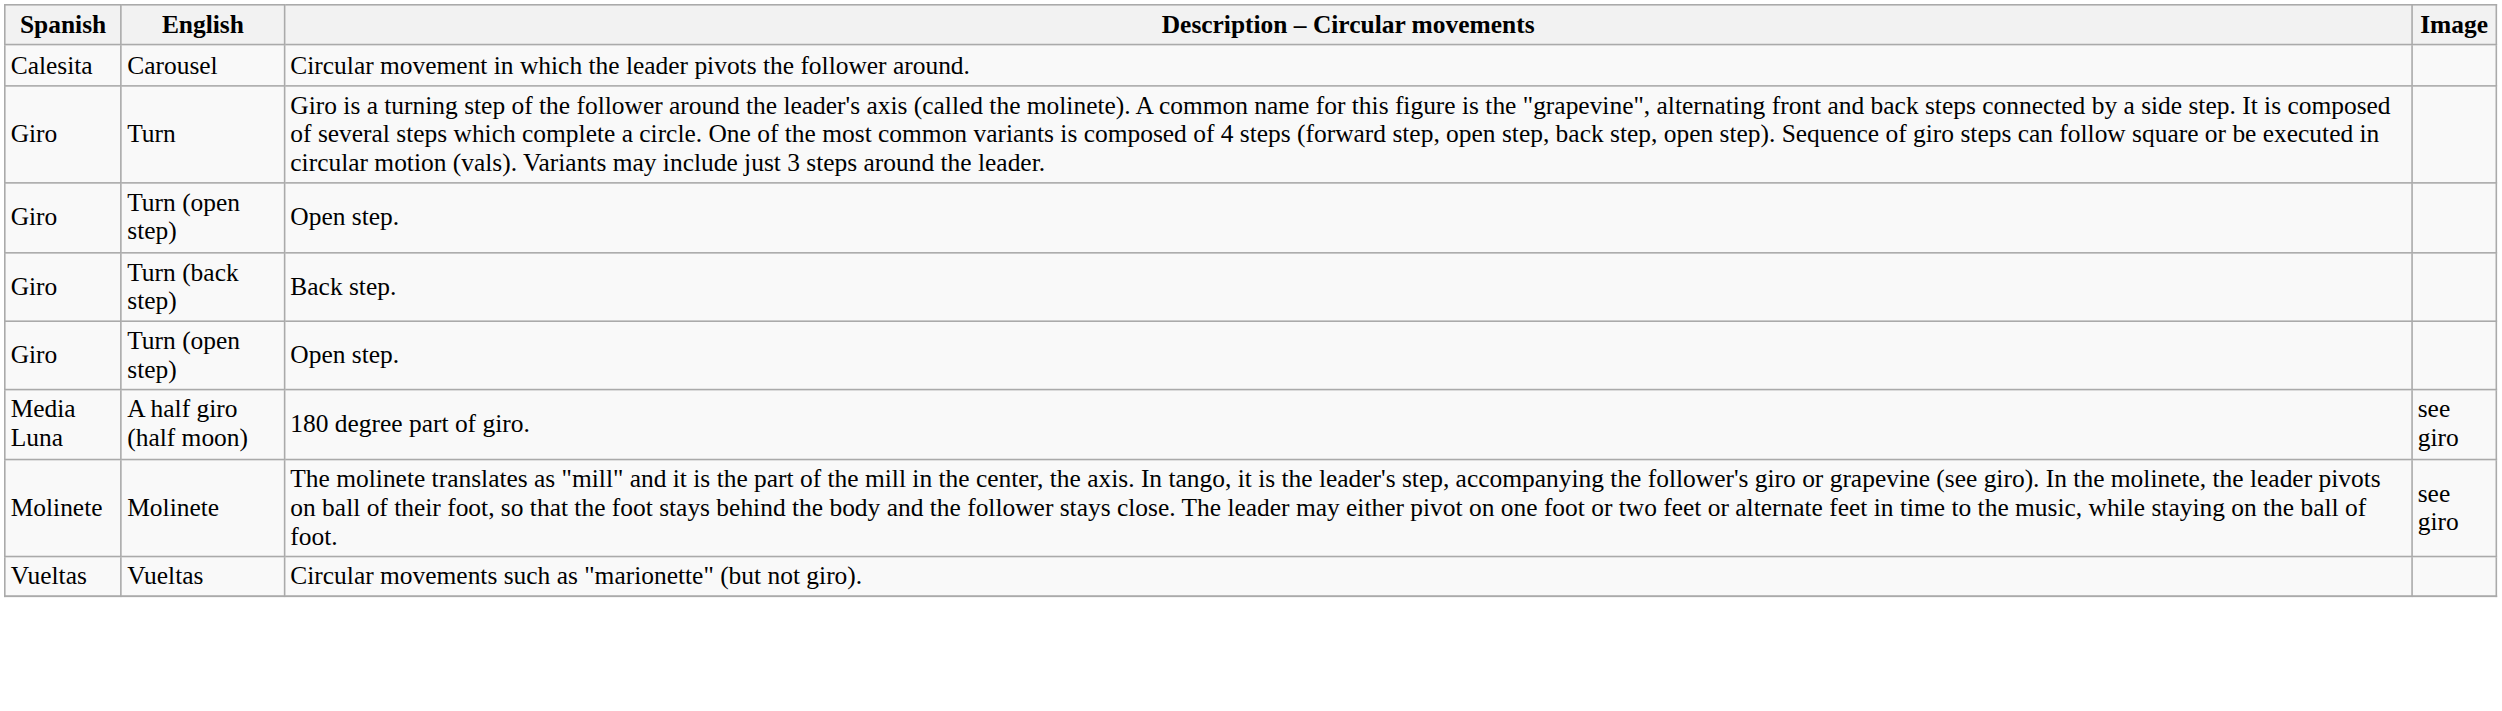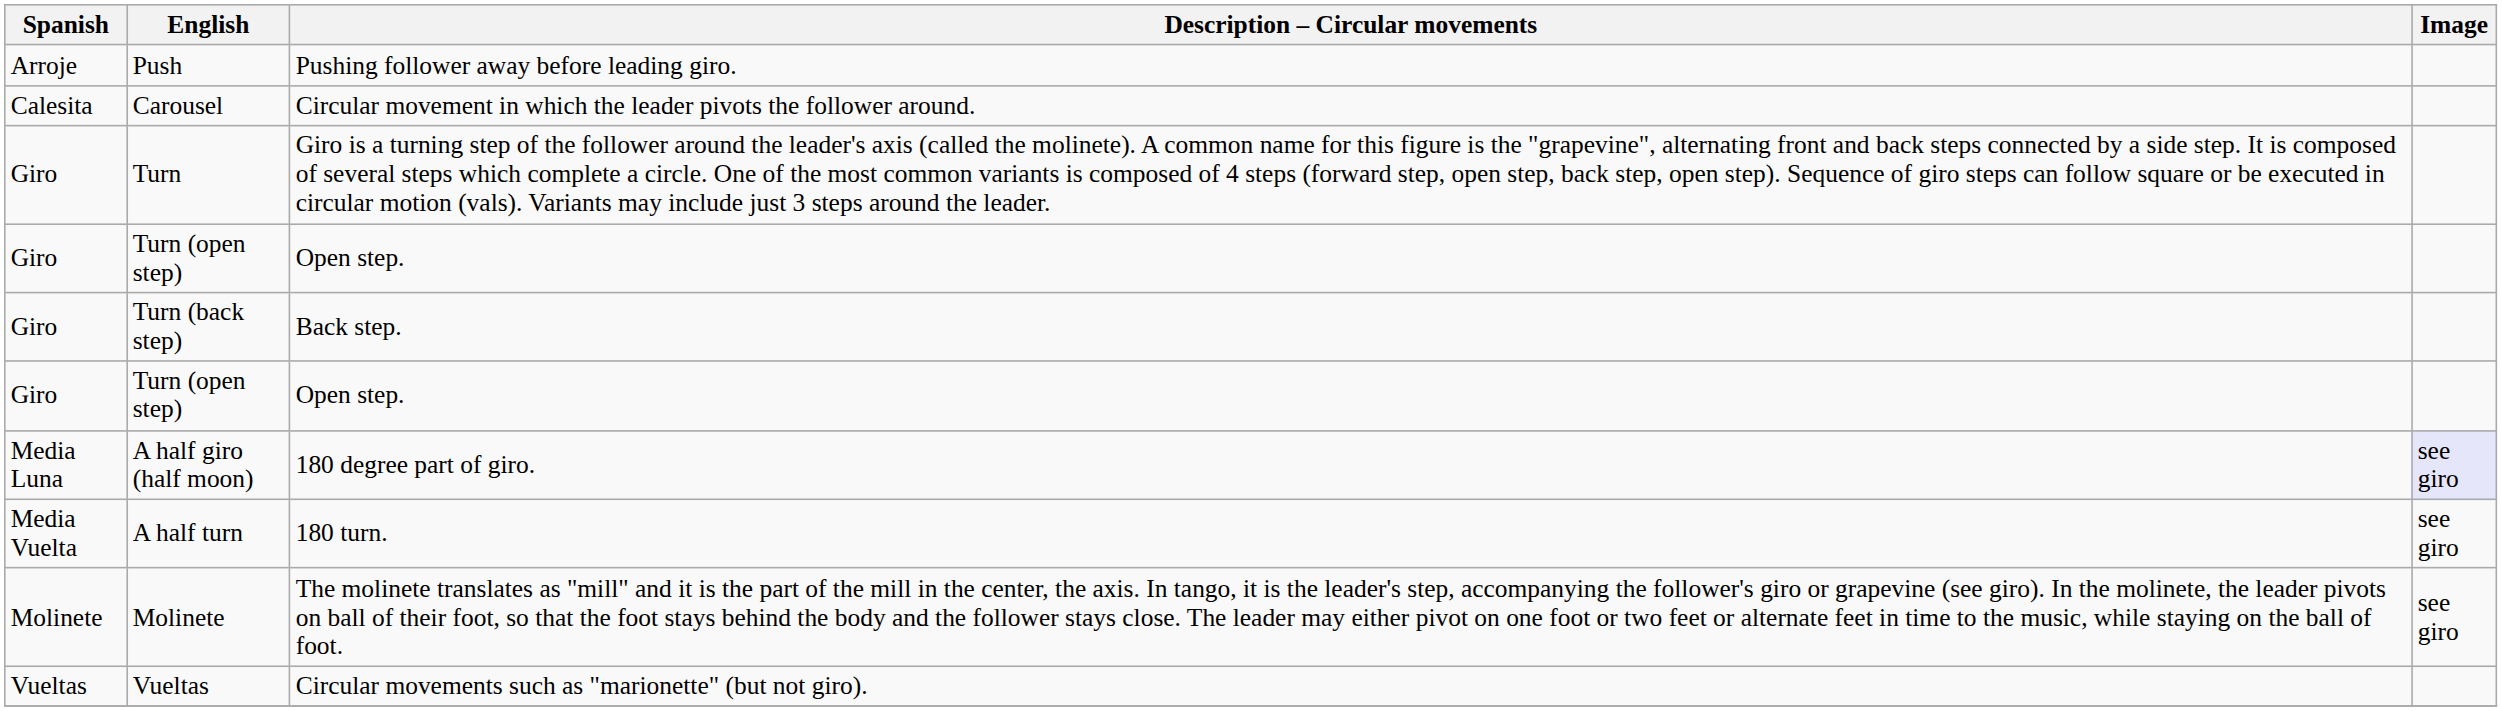+ row: (157, 65)
(2438, 424) no background -> (2438, 464) lavender background
+ row: (188, 533)
